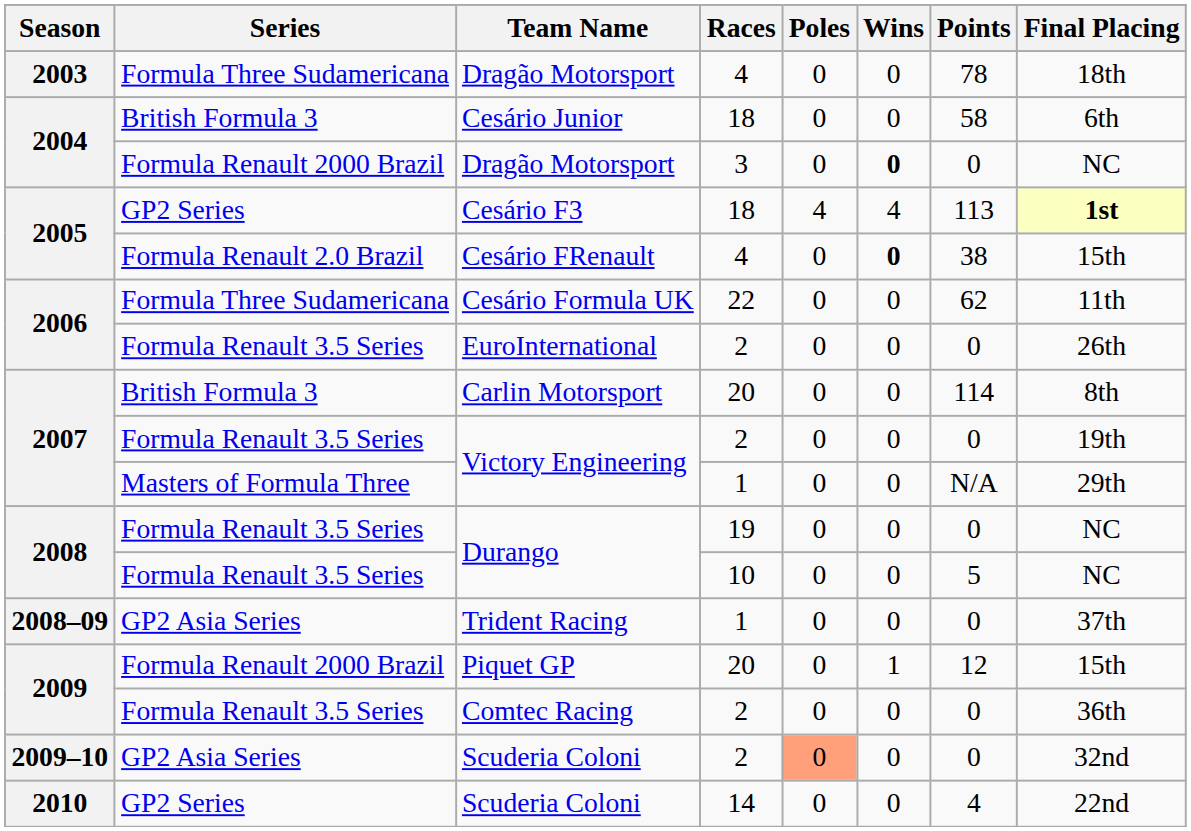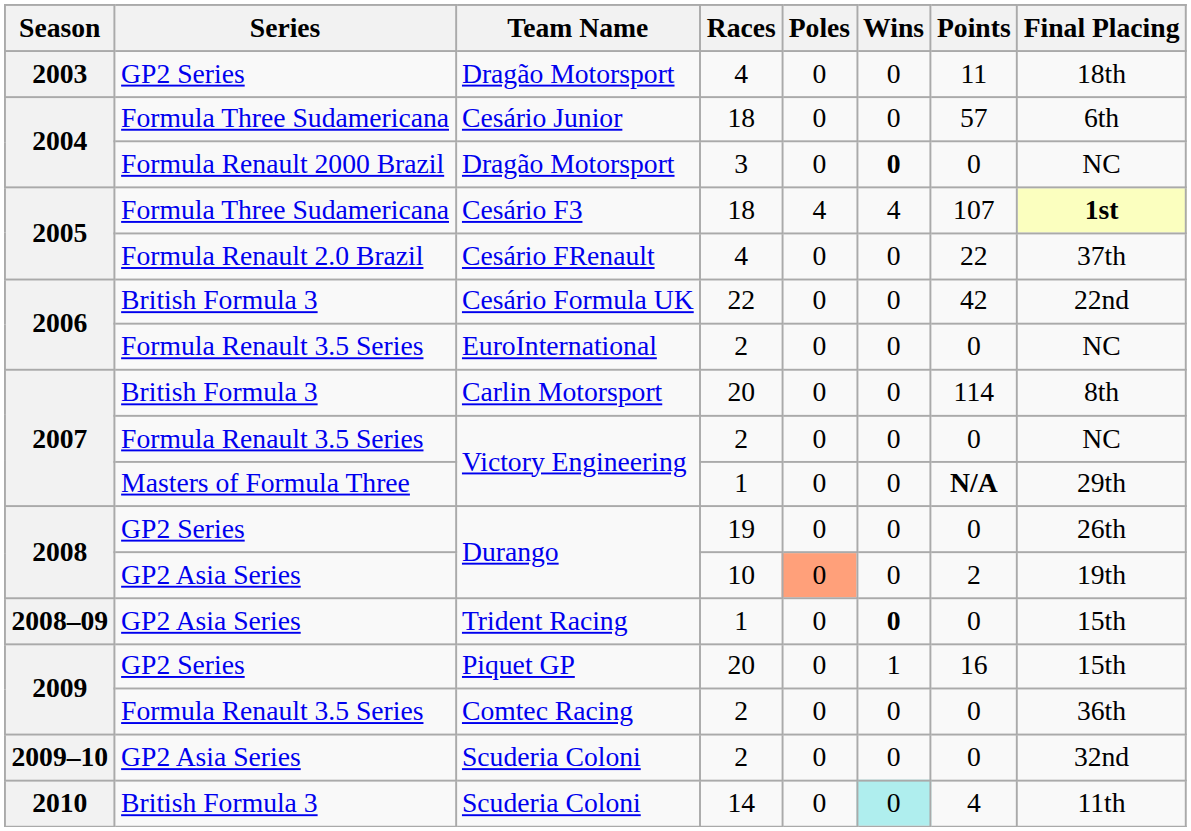(285, 73) Formula Three Sudamericana -> (183, 73) GP2 Series
(974, 73) 78 -> (974, 73) 11
(219, 118) British Formula 3 -> (285, 118) Formula Three Sudamericana
(974, 118) 58 -> (974, 118) 57
(183, 210) GP2 Series -> (285, 210) Formula Three Sudamericana
(974, 210) 113 -> (974, 210) 107
(894, 255) bold -> (894, 255) normal
(974, 255) 38 -> (974, 255) 22
(1102, 255) 15th -> (1102, 255) 37th
(285, 301) Formula Three Sudamericana -> (219, 301) British Formula 3
(974, 301) 62 -> (974, 301) 42
(1102, 301) 11th -> (1102, 301) 22nd
(1102, 346) 26th -> (1102, 346) NC
(1102, 438) 19th -> (1102, 438) NC
(974, 483) normal -> (974, 483) bold
(272, 529) Formula Renault 3.5 Series -> (183, 529) GP2 Series
(1102, 529) NC -> (1102, 529) 26th
(272, 574) Formula Renault 3.5 Series -> (211, 574) GP2 Asia Series
(819, 574) no background -> (819, 574) lightsalmon background
(974, 574) 5 -> (974, 574) 2
(1102, 574) NC -> (1102, 574) 19th
(894, 620) normal -> (894, 620) bold
(1102, 620) 37th -> (1102, 620) 15th
(283, 666) Formula Renault 2000 Brazil -> (183, 666) GP2 Series
(974, 666) 12 -> (974, 666) 16
(819, 757) lightsalmon background -> (819, 757) no background
(183, 802) GP2 Series -> (219, 802) British Formula 3
(894, 802) no background -> (894, 802) paleturquoise background
(1102, 802) 22nd -> (1102, 802) 11th
